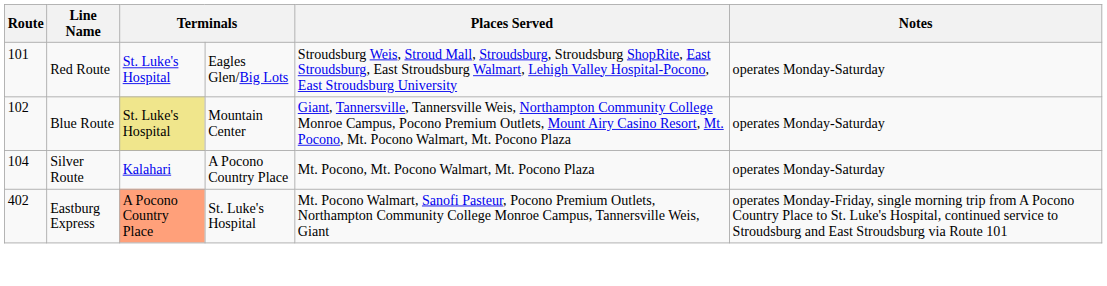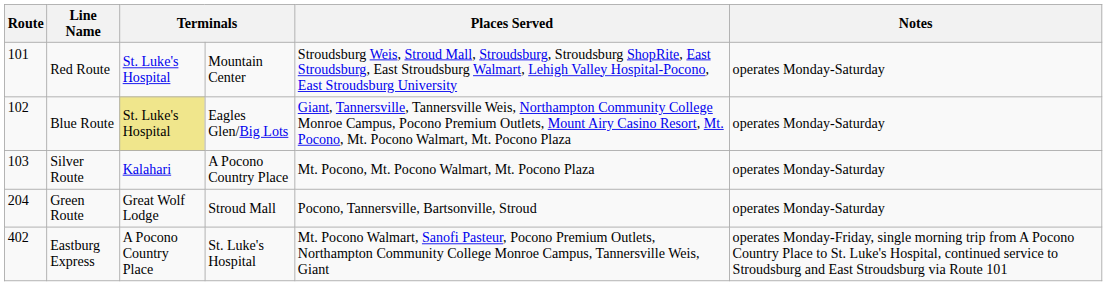(248, 69) Eagles Glen/Big Lots -> (236, 69) Mountain Center
(236, 123) Mountain Center -> (248, 123) Eagles Glen/Big Lots
(26, 162) 104 -> (26, 162) 103
+ row: (67, 207)
(150, 215) lightsalmon background -> (150, 254) no background
